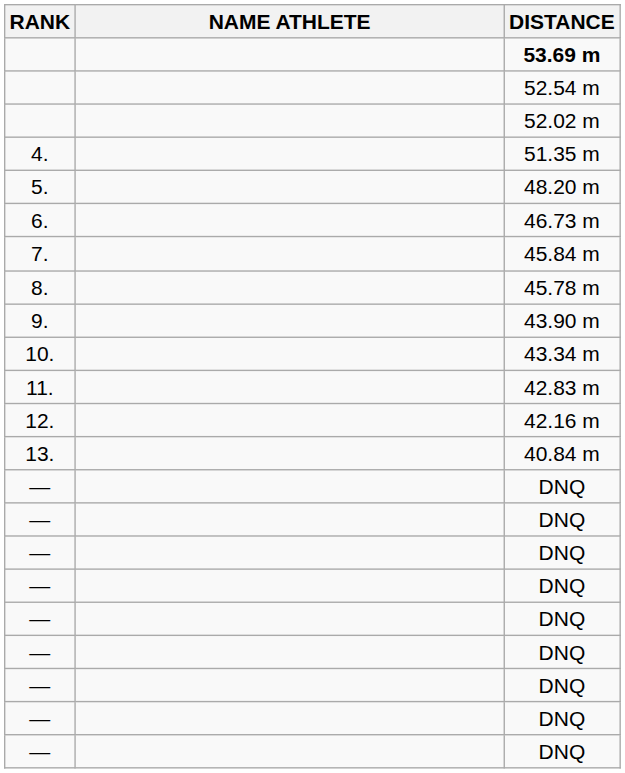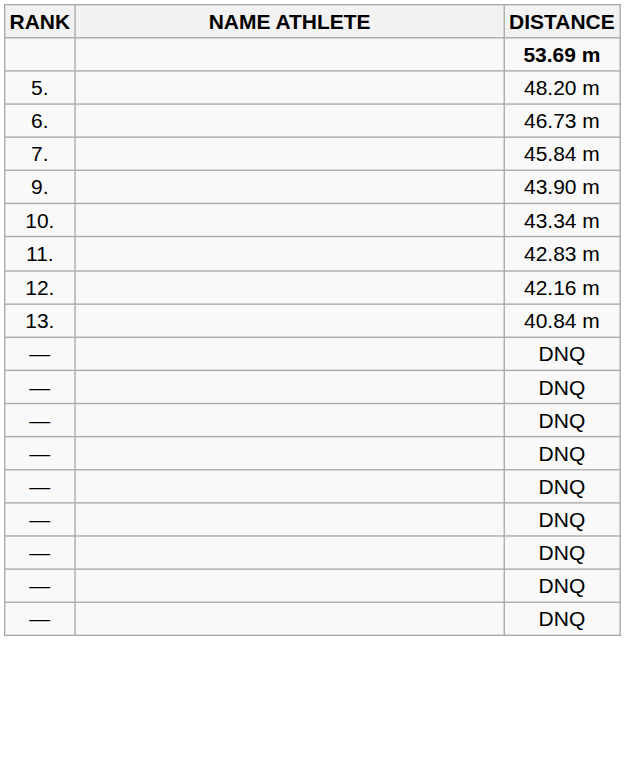- row: (40, 88)
- row: (40, 121)
- row: (40, 154)
- row: (40, 287)
